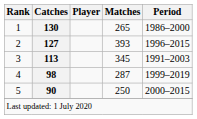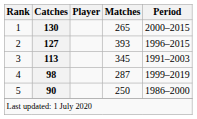(167, 28) 1986–2000 -> (167, 28) 2000–2015
(167, 91) 2000–2015 -> (167, 91) 1986–2000
